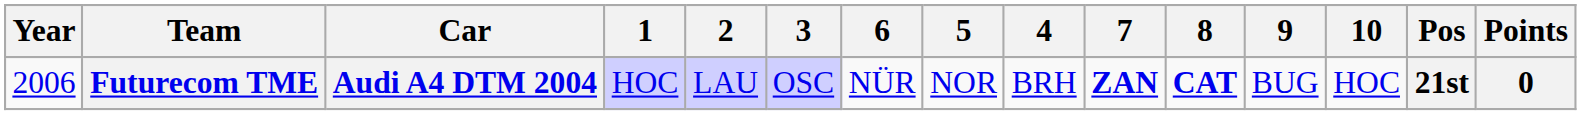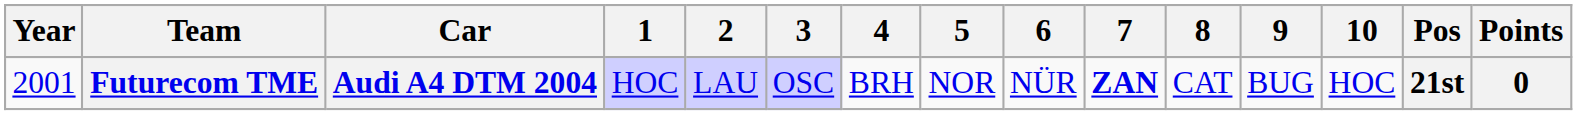columns swapped: (1044, 30) <-> (882, 30)
(44, 82) 2006 -> (44, 82) 2001
(1205, 82) bold -> (1203, 82) normal
